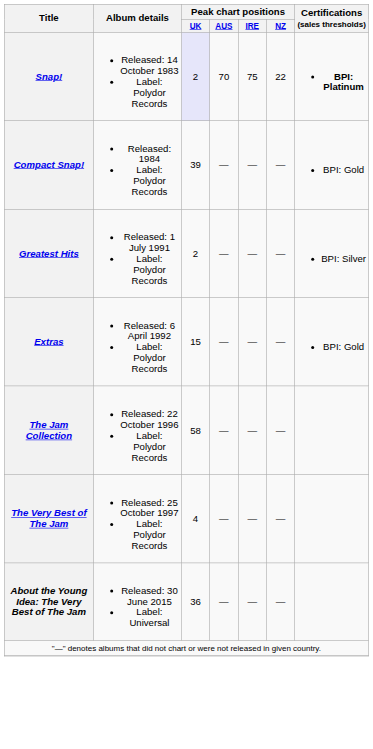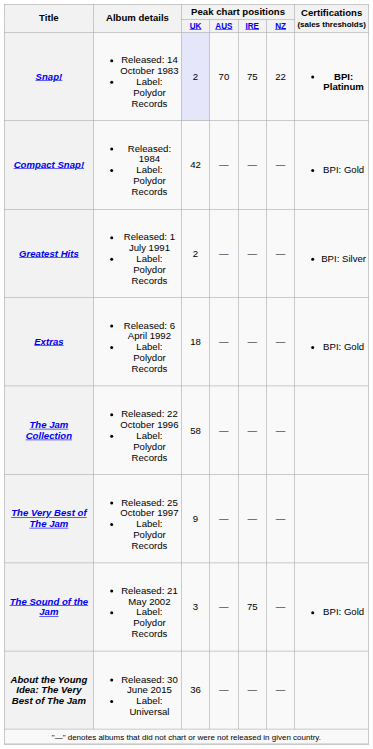(196, 165) 39 -> (196, 165) 42
(196, 342) 15 -> (196, 342) 18
(196, 518) 4 -> (196, 518) 9
+ row: (49, 607)
